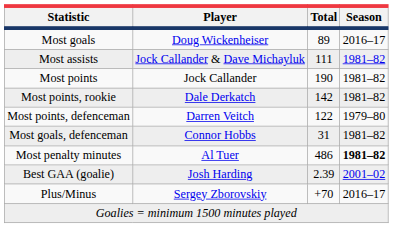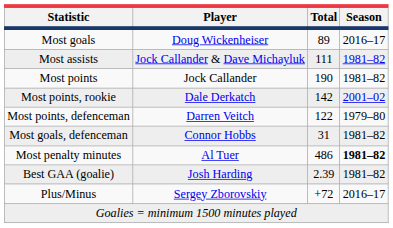(364, 97) 1981–82 -> (364, 97) 2001–02
(364, 174) 2001–02 -> (364, 174) 1981–82
(324, 193) +70 -> (324, 193) +72
